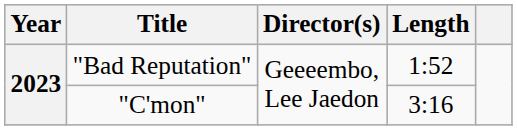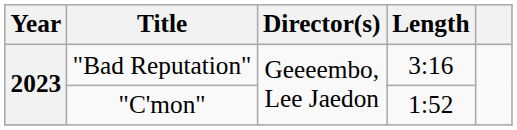(431, 64) 1:52 -> (431, 64) 3:16
(431, 104) 3:16 -> (431, 104) 1:52
